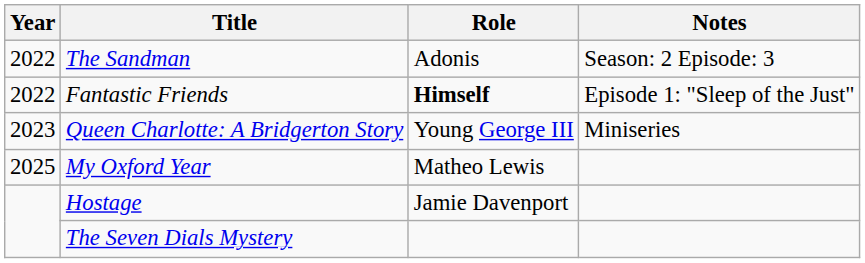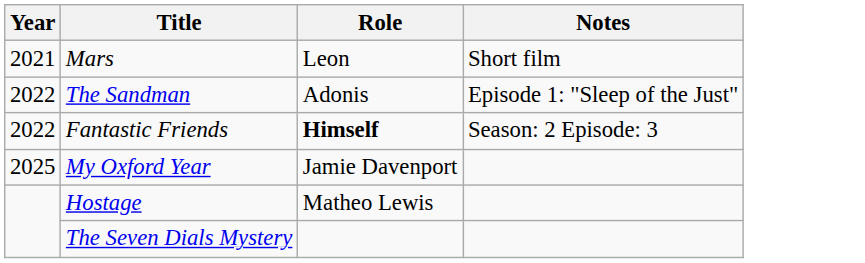+ row: (90, 58)
(679, 58) Season: 2 Episode: 3 -> (603, 94) Episode 1: "Sleep of the Just"
(719, 94) Episode 1: "Sleep of the Just" -> (563, 130) Season: 2 Episode: 3
- row: (235, 130)
(479, 166) Matheo Lewis -> (380, 166) Jamie Davenport
(491, 202) Jamie Davenport -> (368, 202) Matheo Lewis
